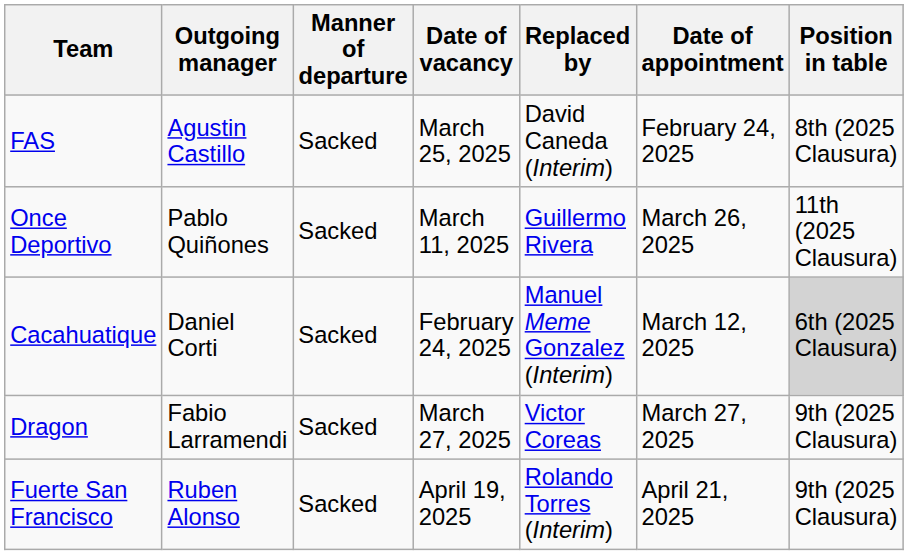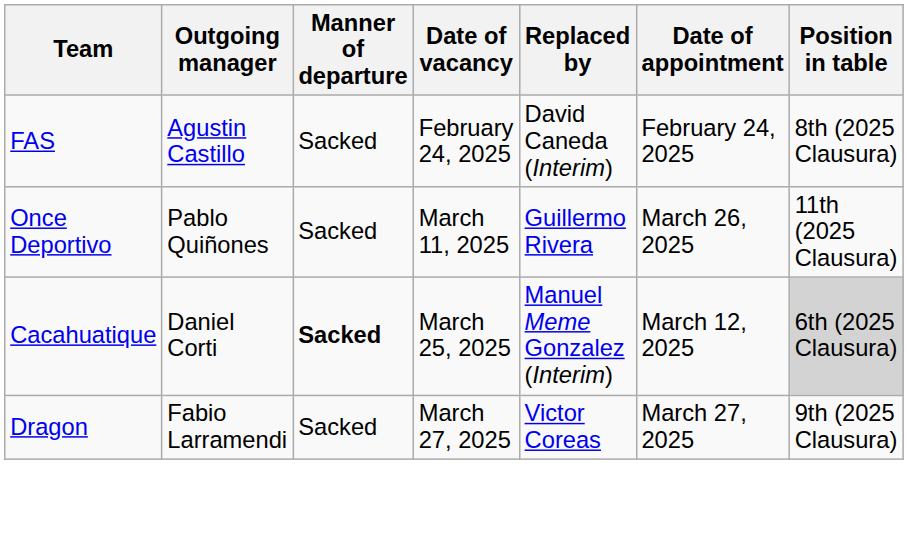(465, 140) March 25, 2025 -> (466, 140) February 24, 2025
(338, 335) normal -> (340, 335) bold
(466, 335) February 24, 2025 -> (465, 335) March 25, 2025
- row: (69, 504)
